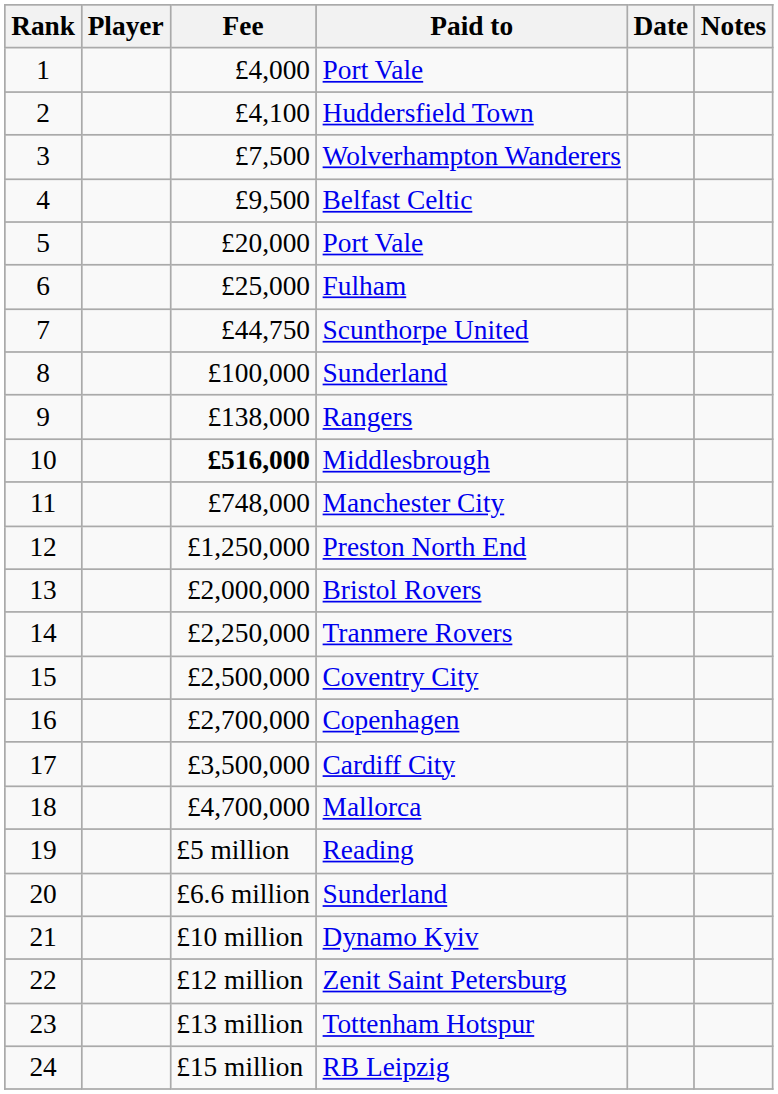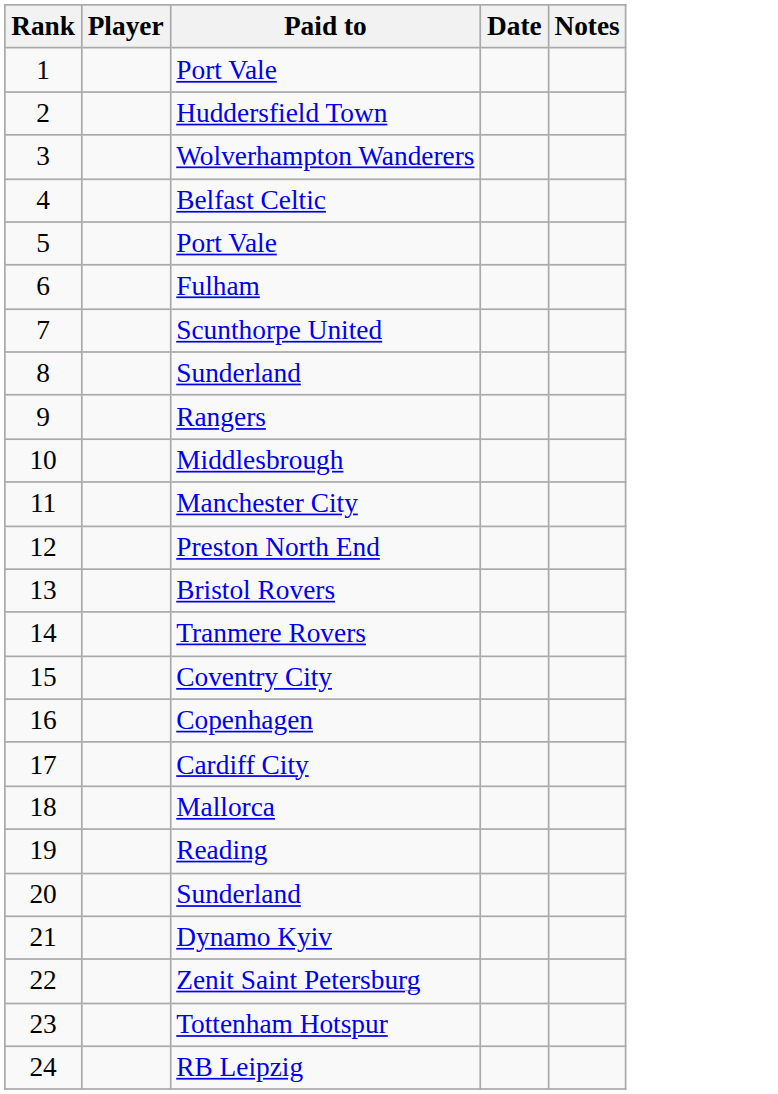- column: (243, 26)
